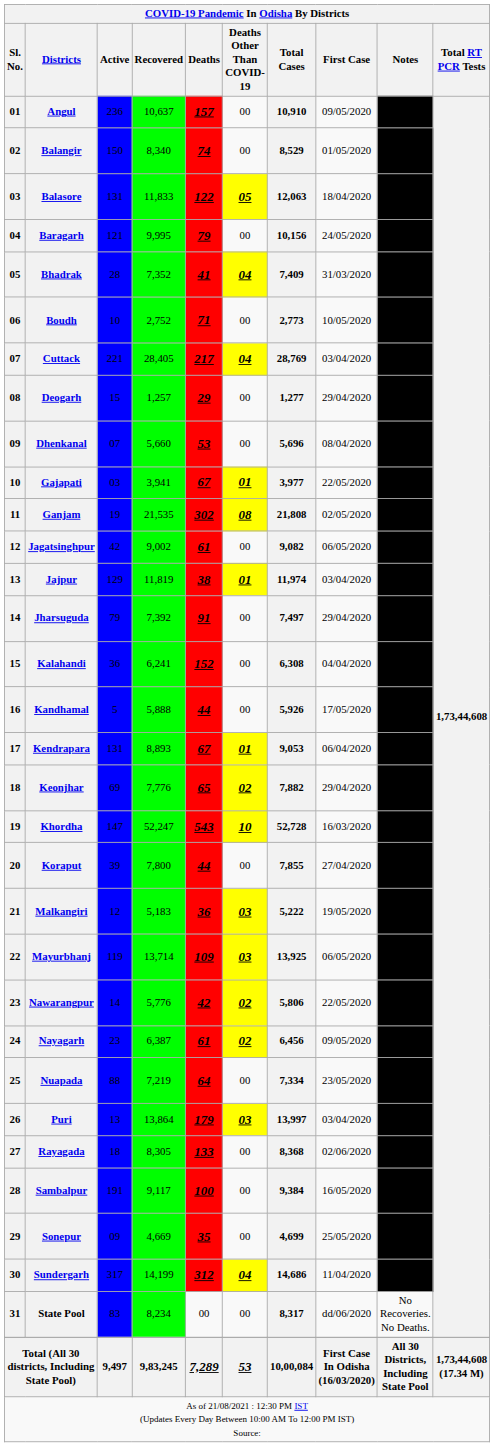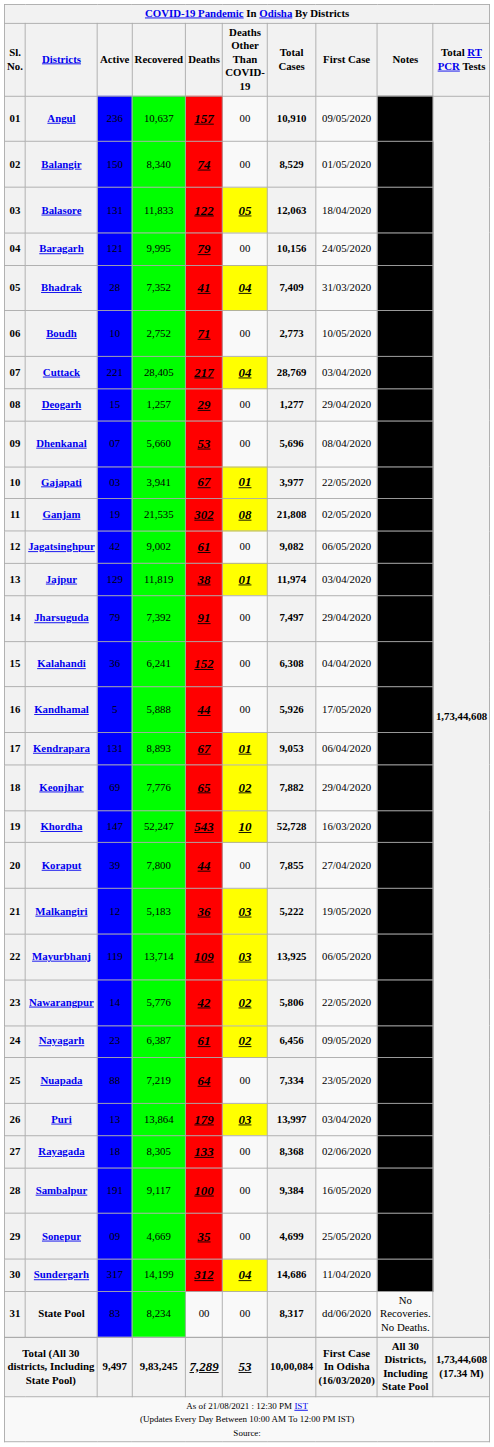(405, 112) 27th Death in Odisha. -> (405, 118) 946th Death in Odisha.
(405, 398) 946th Death in Odisha. -> (405, 404) 27th Death in Odisha.
